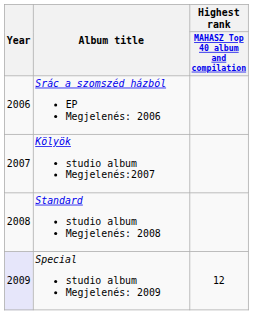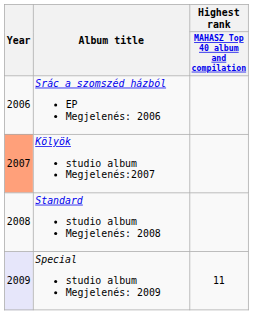(19, 163) no background -> (19, 163) lightsalmon background
(219, 281) 12 -> (219, 281) 11
